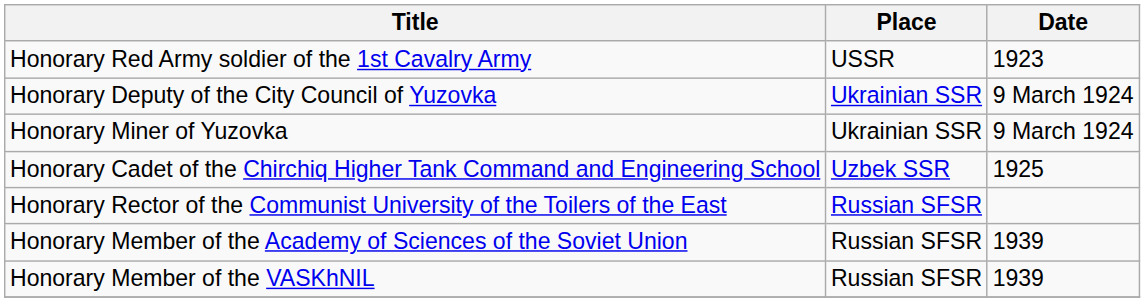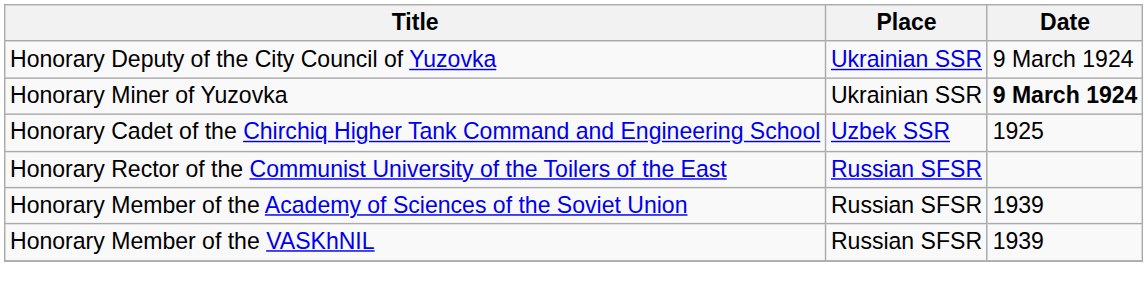- row: (271, 59)
(1063, 132) normal -> (1065, 95) bold
